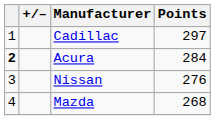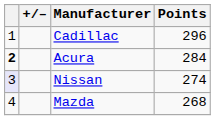(194, 38) 297 -> (194, 38) 296
(12, 82) no background -> (12, 82) lavender background
(194, 82) 276 -> (194, 82) 274
